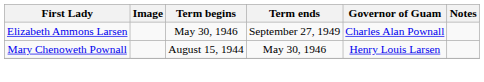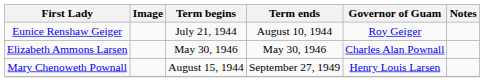+ row: (67, 31)
(294, 31) September 27, 1949 -> (294, 49) May 30, 1946
(294, 49) May 30, 1946 -> (294, 67) September 27, 1949
